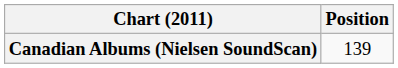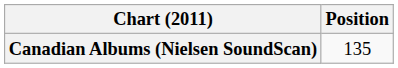(357, 48) 139 -> (357, 48) 135
